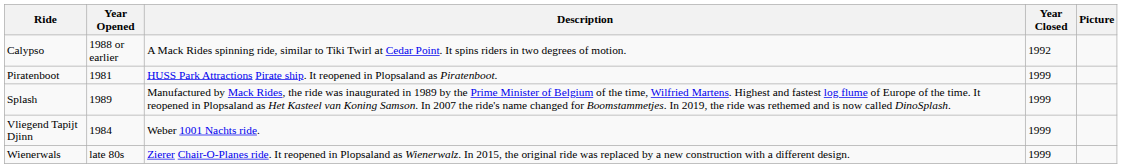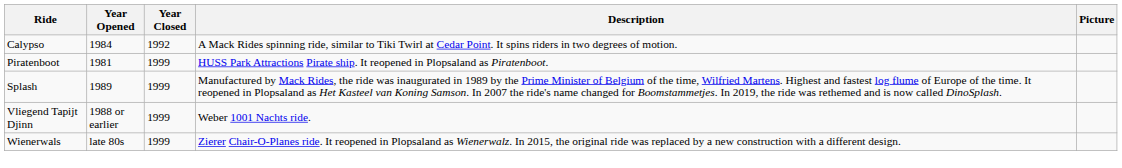columns swapped: (1051, 19) <-> (585, 19)
(107, 50) 1988 or earlier -> (101, 44) 1984
(101, 130) 1984 -> (107, 117) 1988 or earlier
